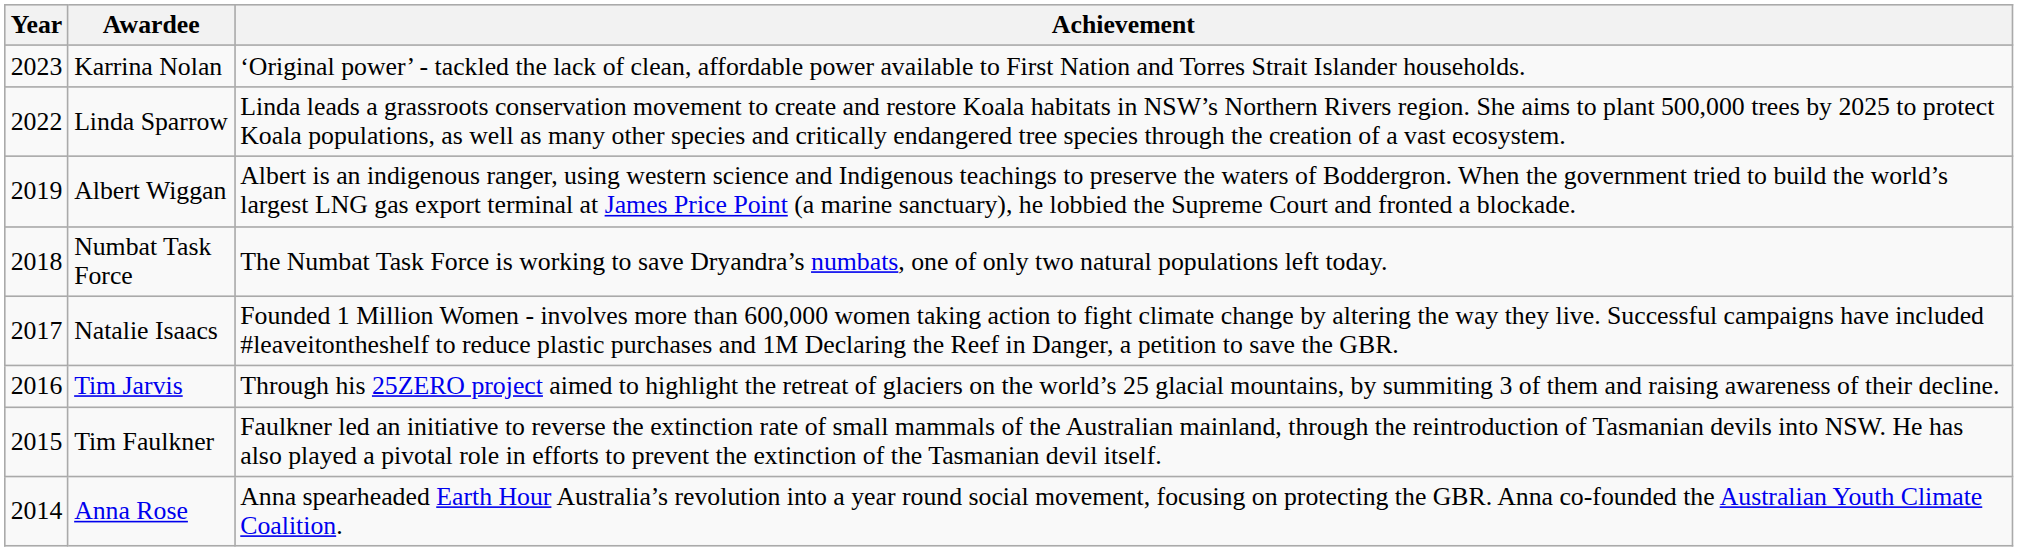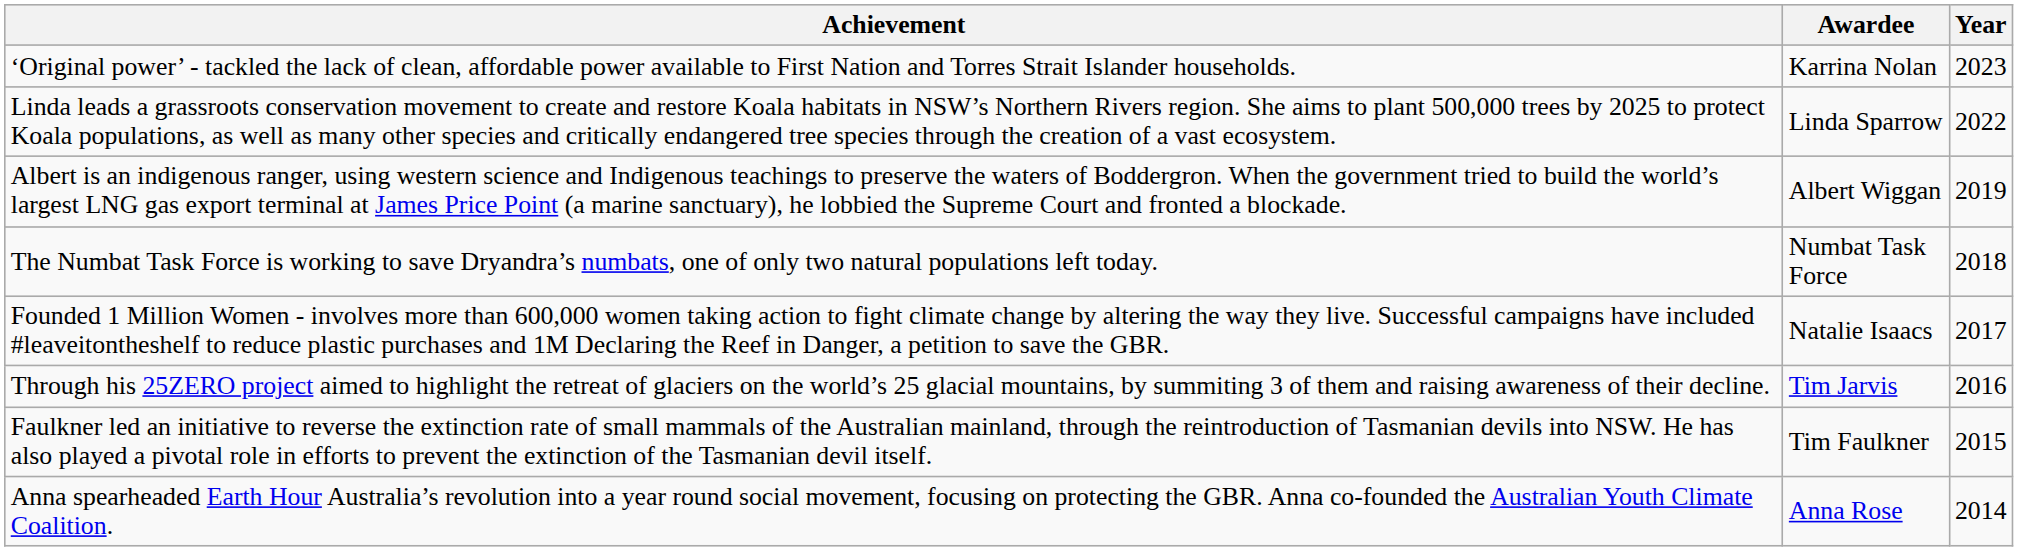columns swapped: (36, 24) <-> (1123, 24)
